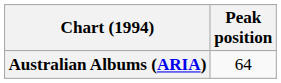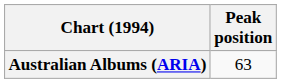(243, 64) 64 -> (243, 64) 63
